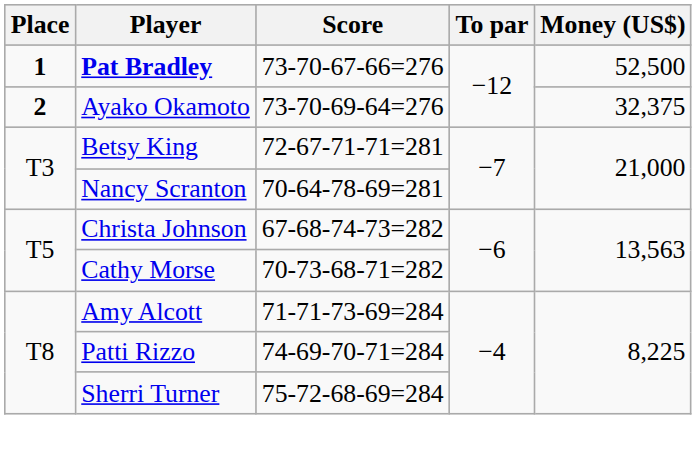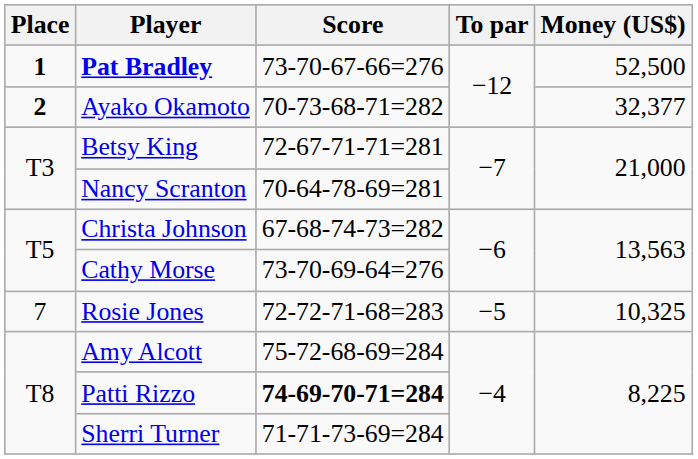(353, 106) 73-70-69-64=276 -> (353, 106) 70-73-68-71=282
(650, 106) 32,375 -> (650, 106) 32,377
(353, 270) 70-73-68-71=282 -> (353, 270) 73-70-69-64=276
+ row: (142, 310)
(353, 310) 71-71-73-69=284 -> (353, 351) 75-72-68-69=284
(353, 351) normal -> (353, 392) bold
(353, 392) 75-72-68-69=284 -> (353, 433) 71-71-73-69=284
